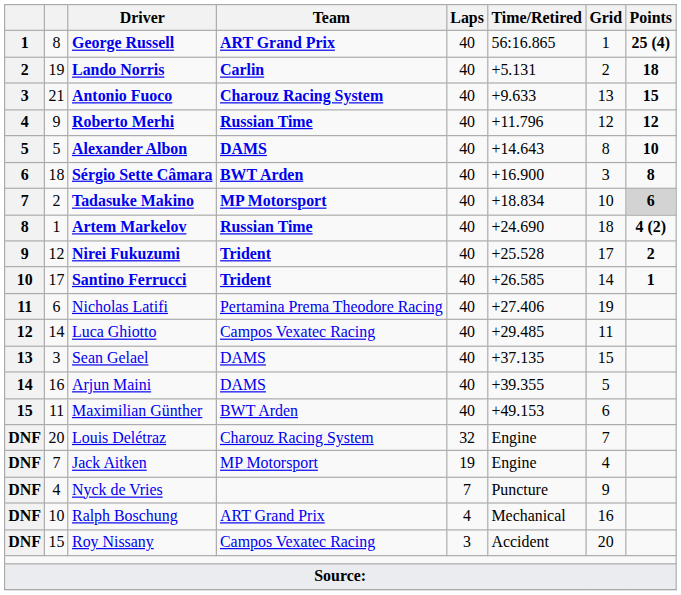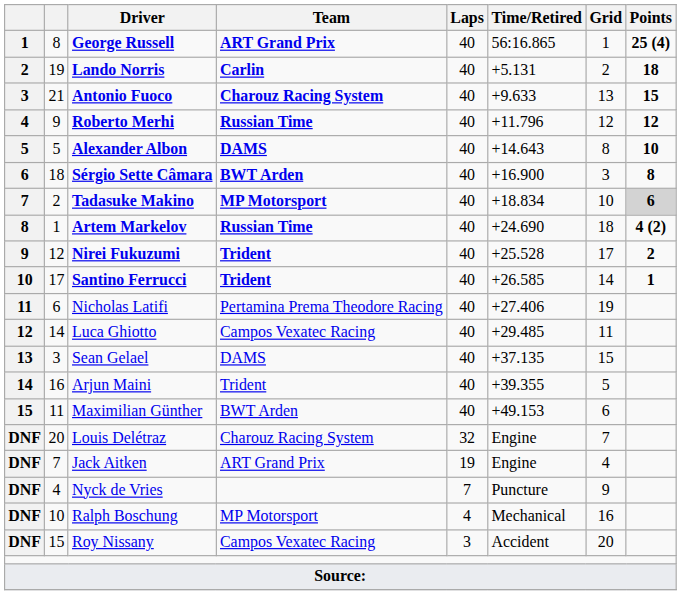(243, 384) DAMS -> (243, 384) Trident
(269, 463) MP Motorsport -> (272, 463) ART Grand Prix
(272, 516) ART Grand Prix -> (269, 516) MP Motorsport
